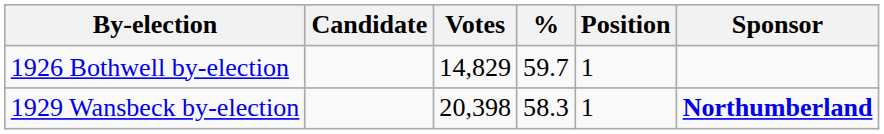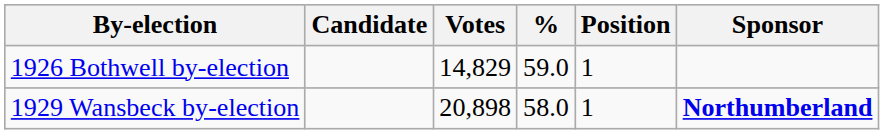(546, 66) 59.7 -> (546, 66) 59.0
(475, 107) 20,398 -> (475, 107) 20,898
(546, 107) 58.3 -> (546, 107) 58.0
